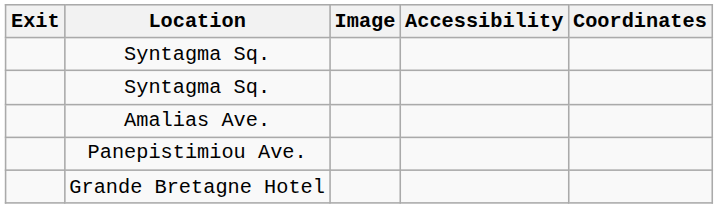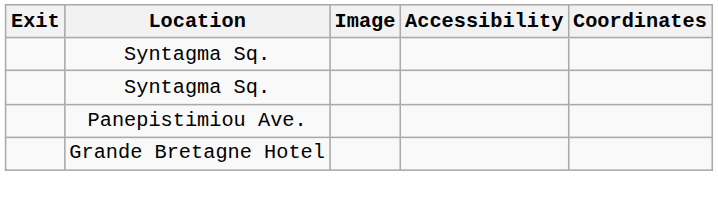- row: (35, 120)
